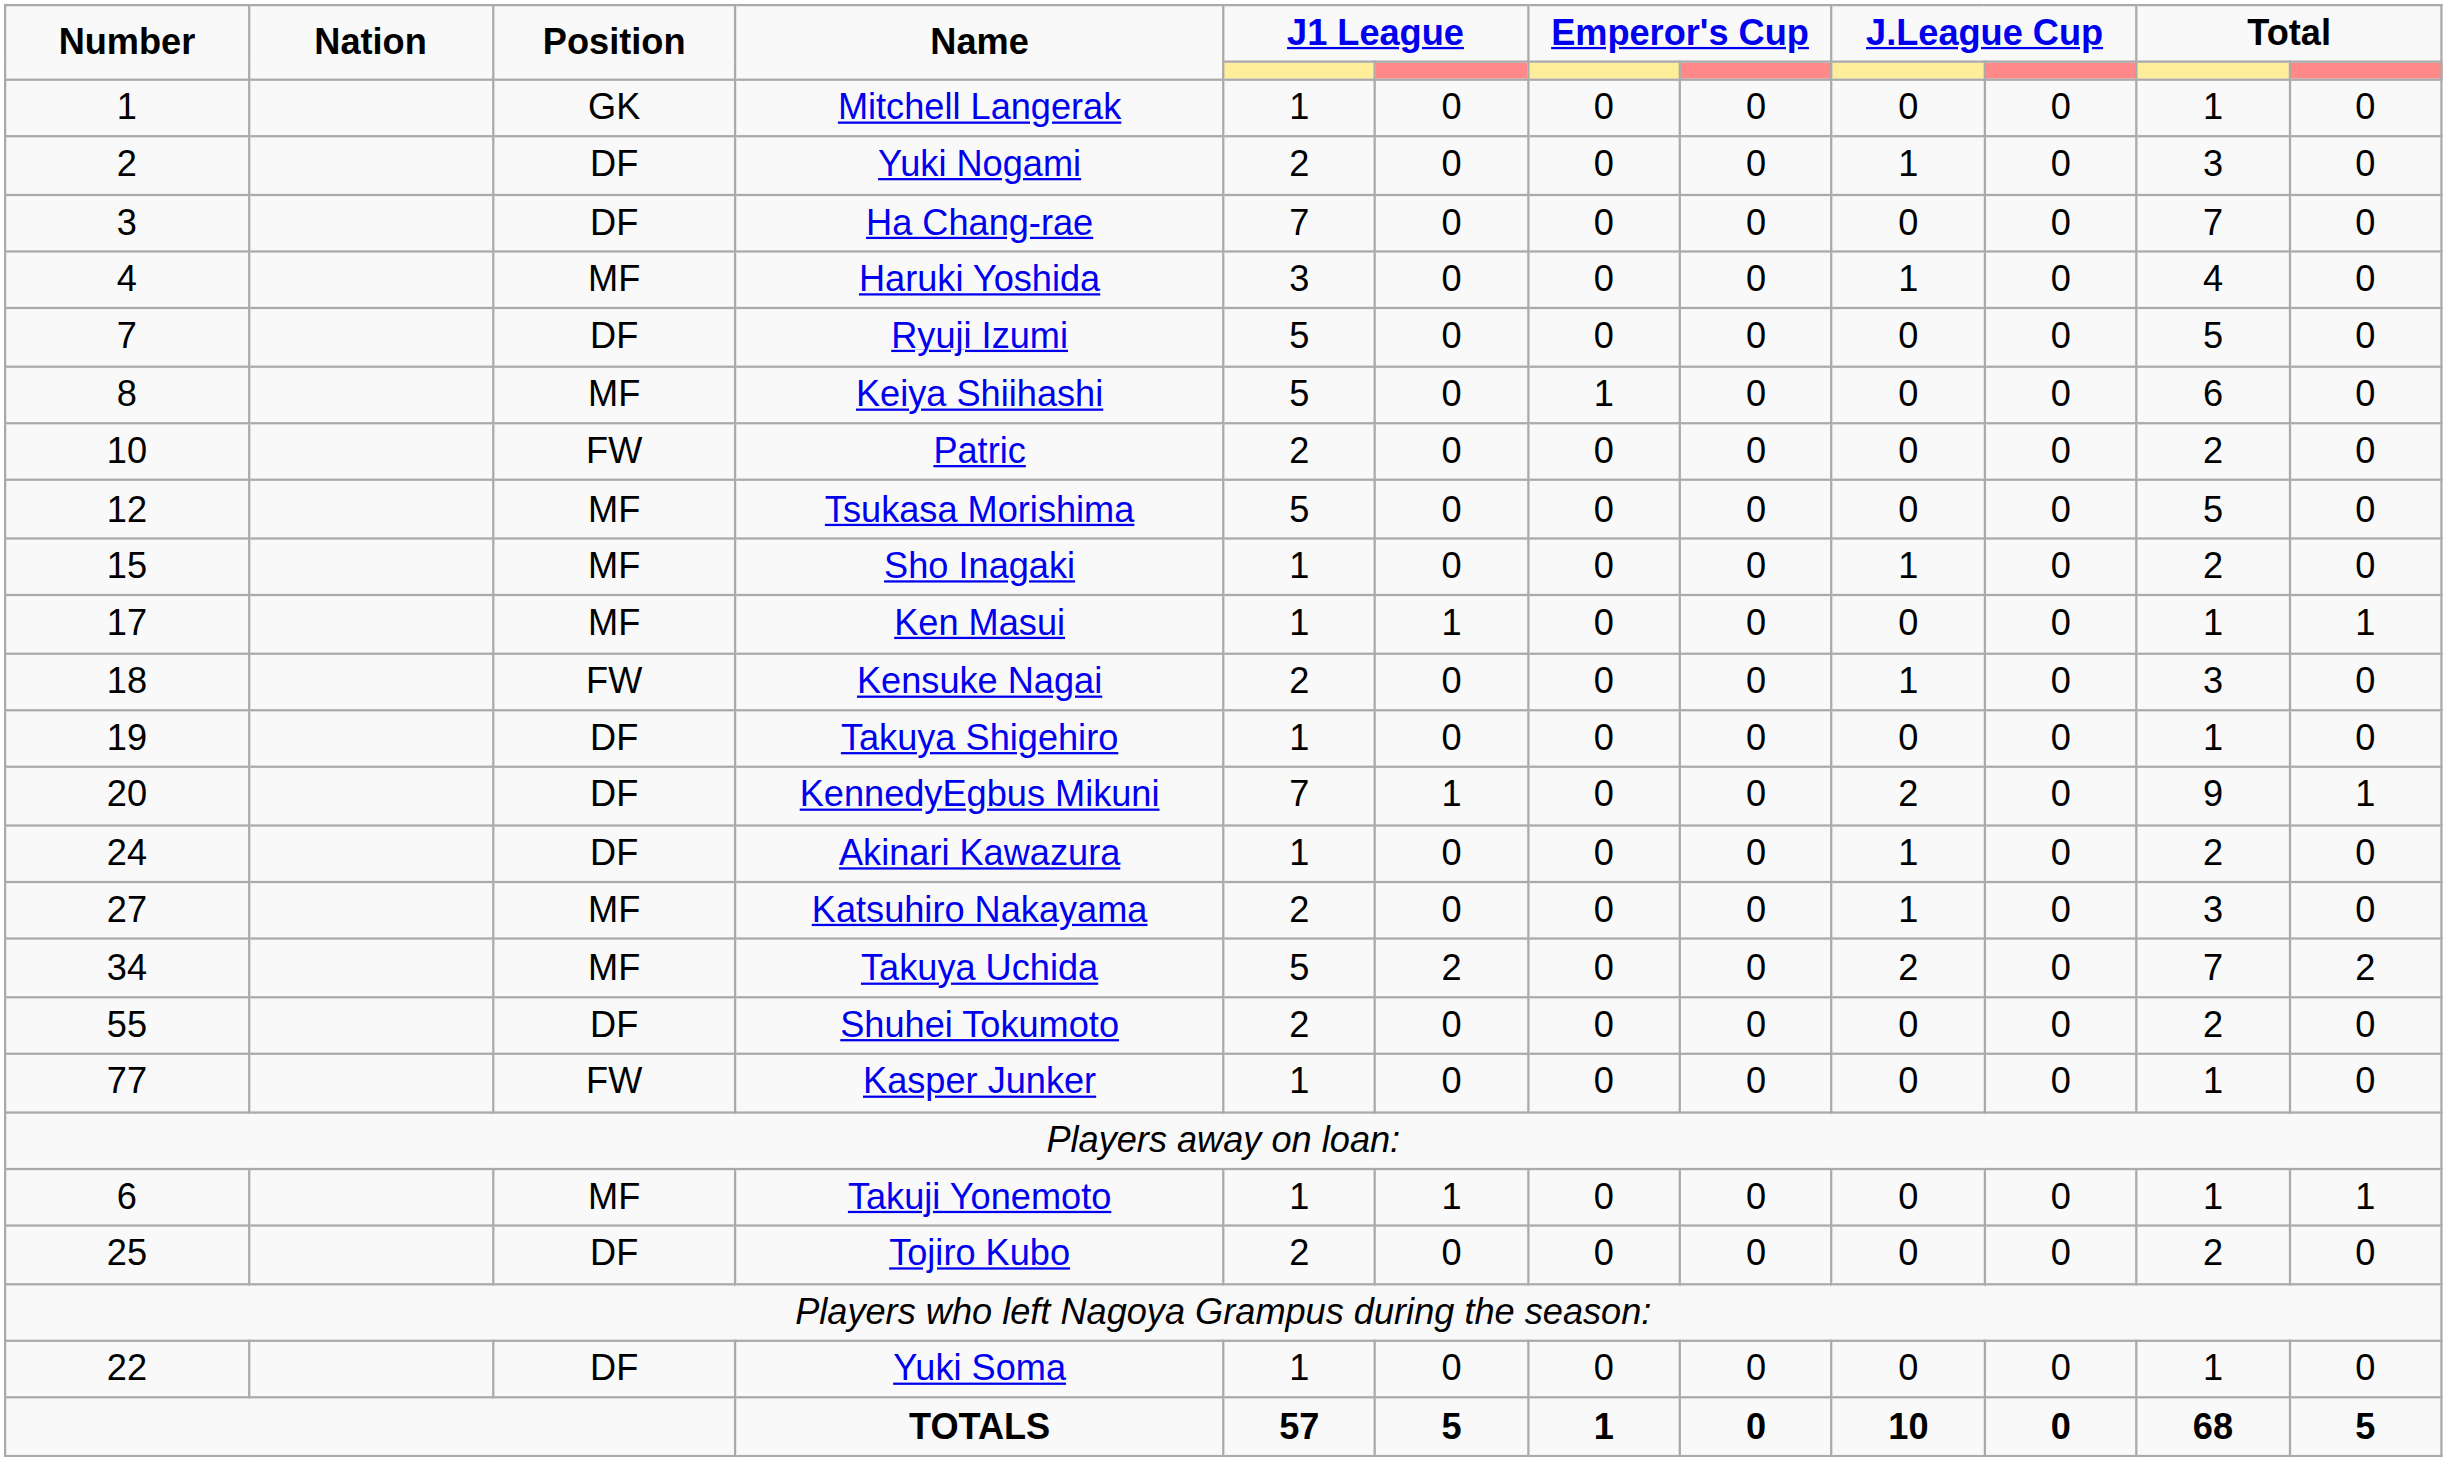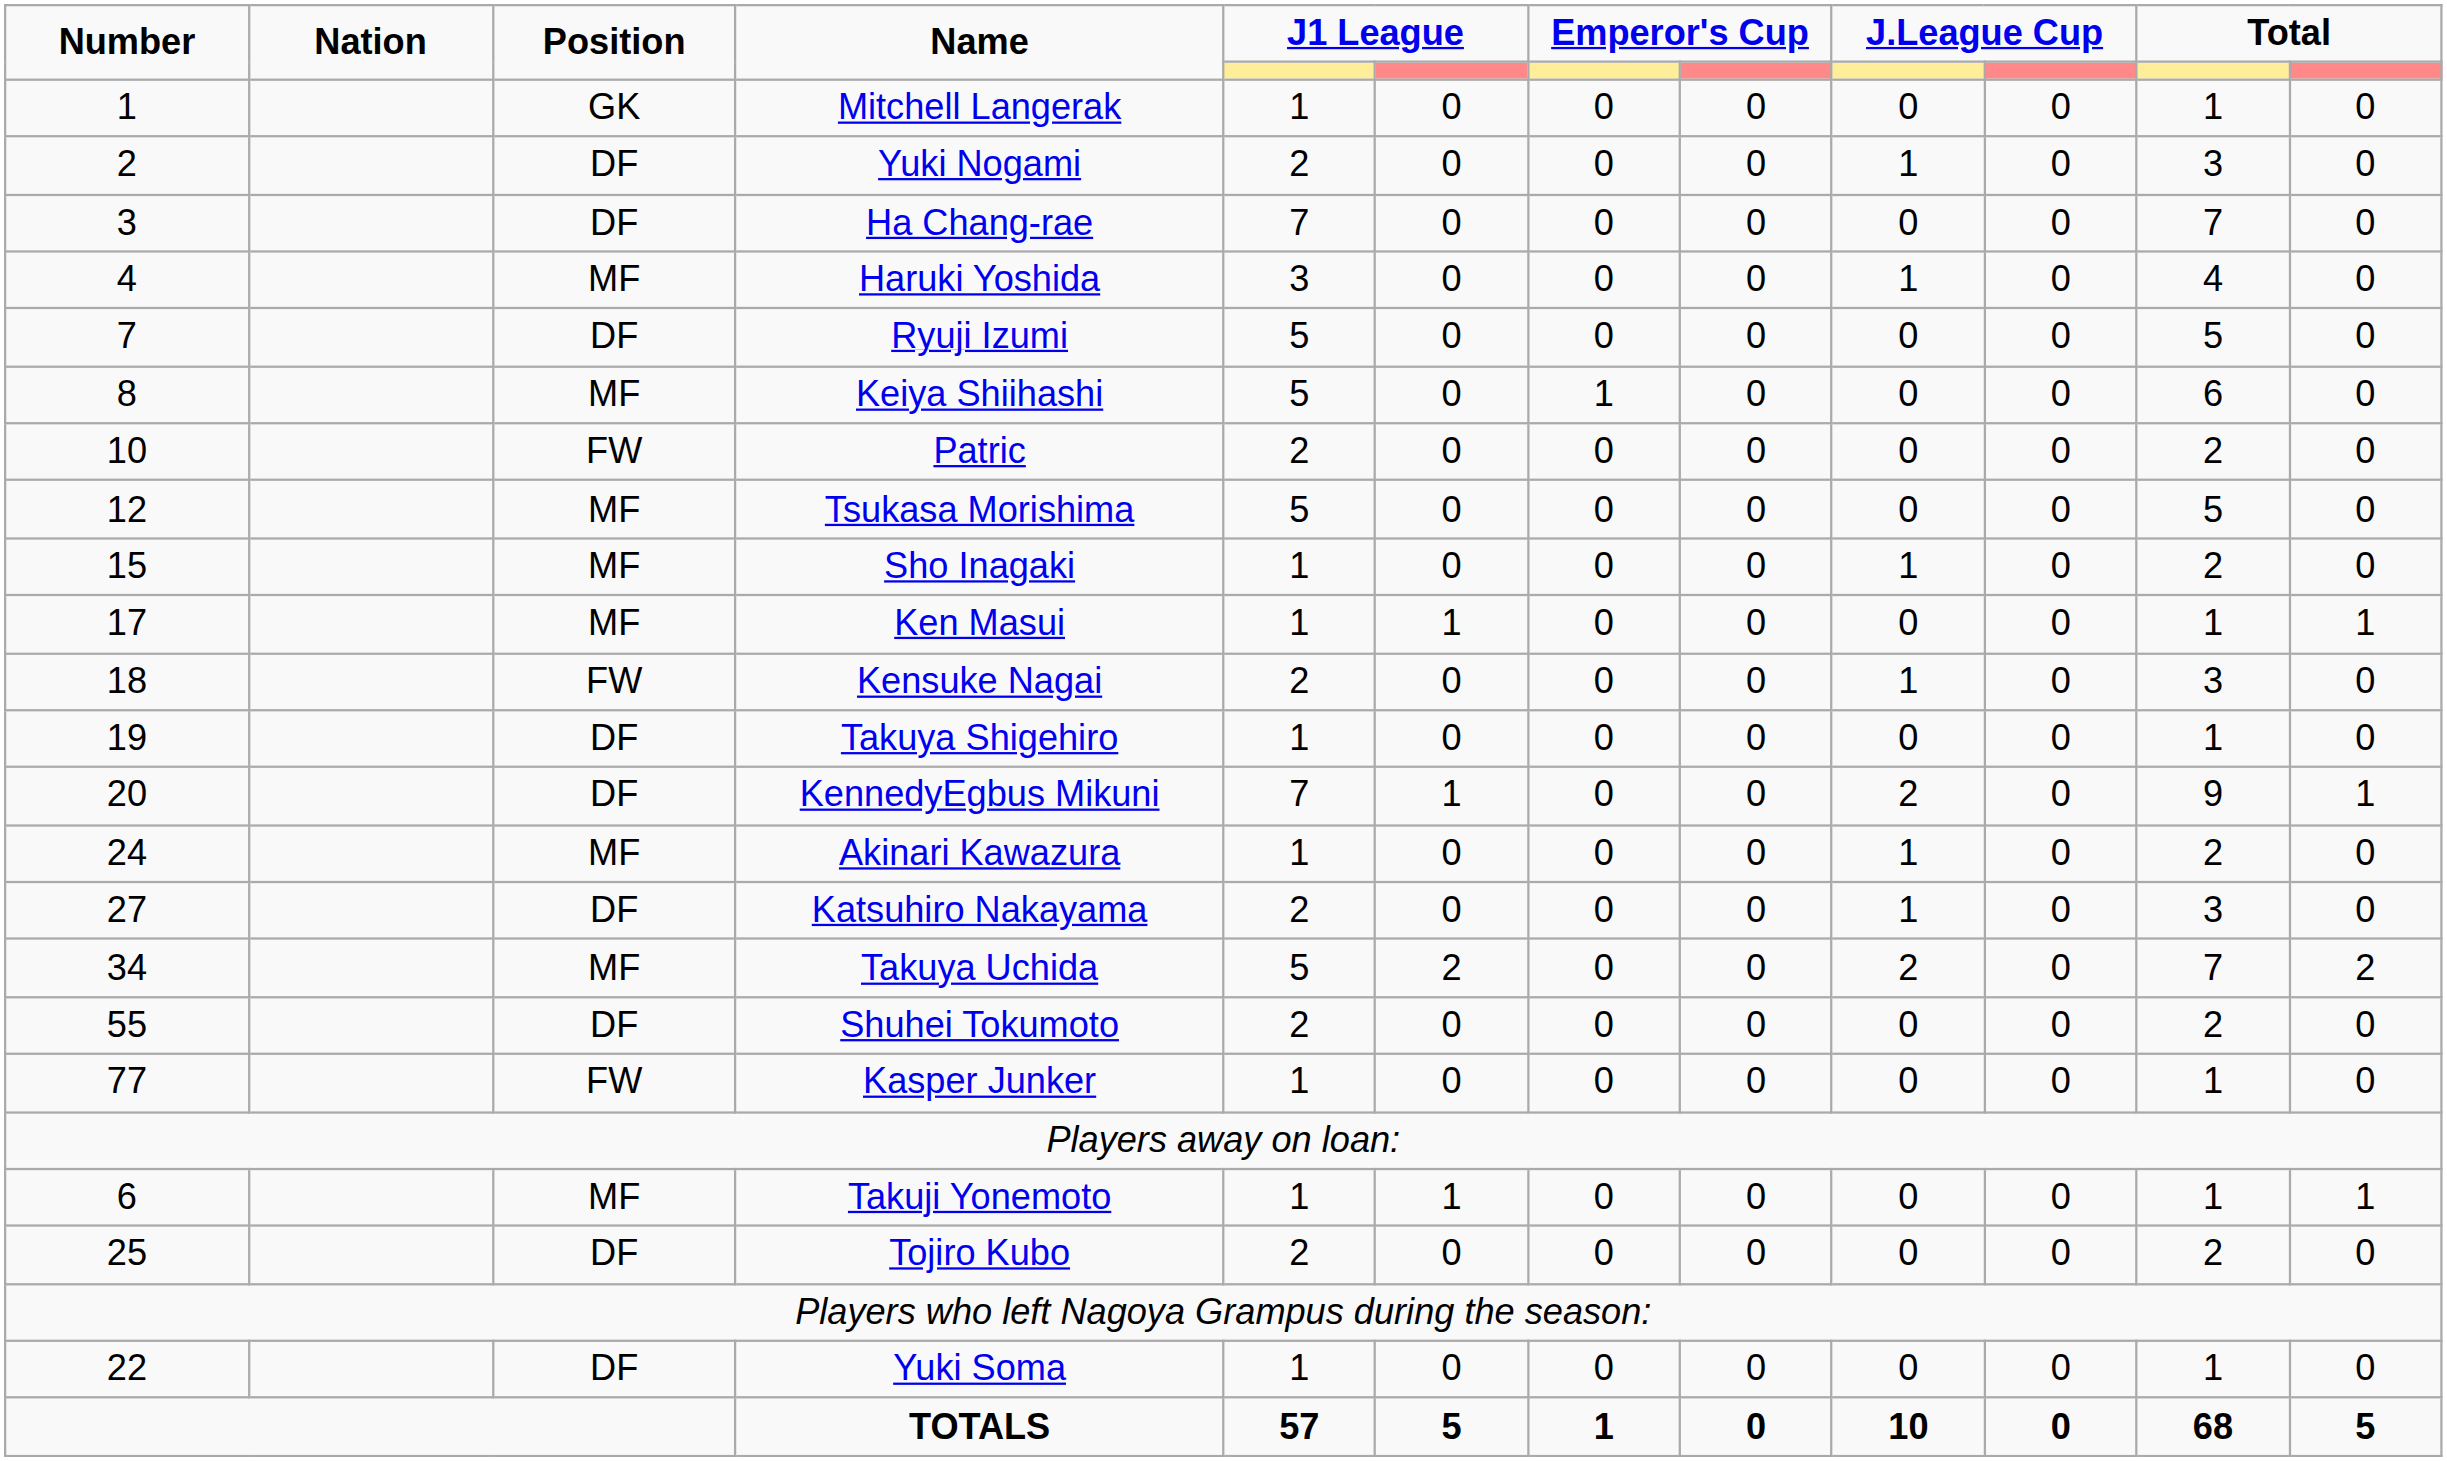(614, 852) DF -> (614, 852) MF
(614, 910) MF -> (614, 910) DF
